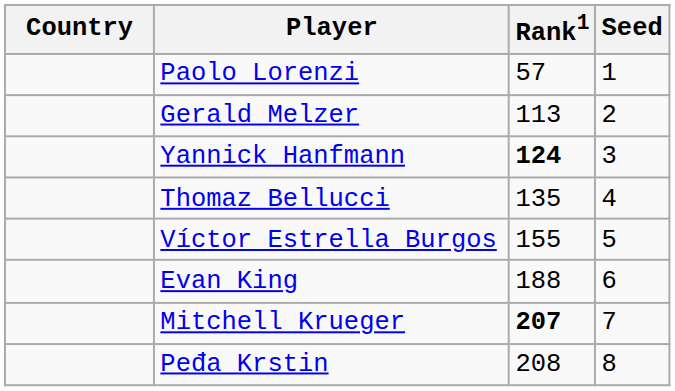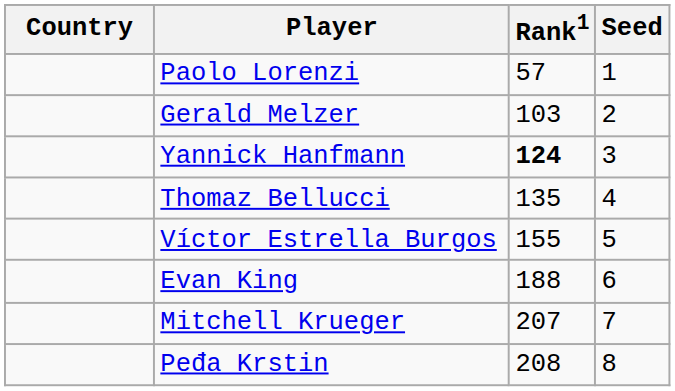(538, 115) 113 -> (538, 115) 103
(538, 323) bold -> (538, 323) normal
